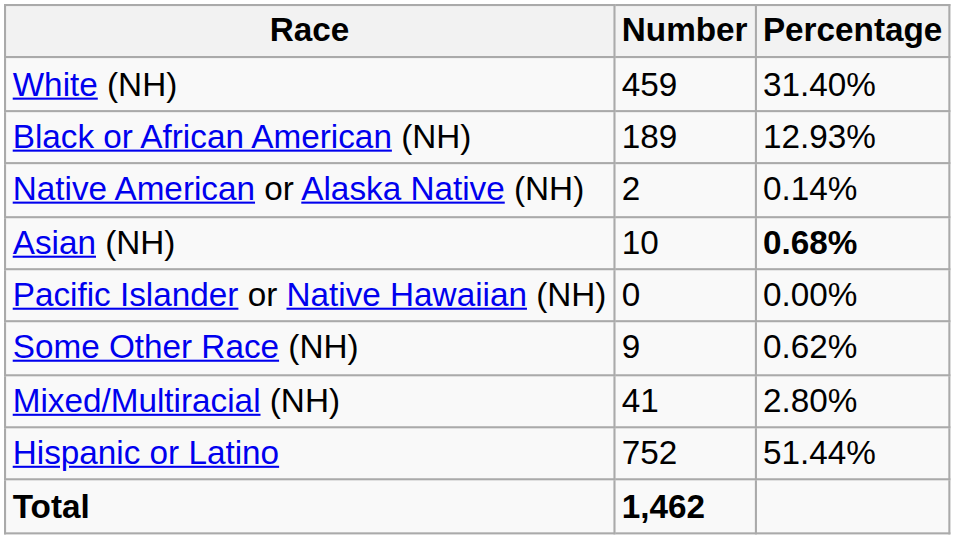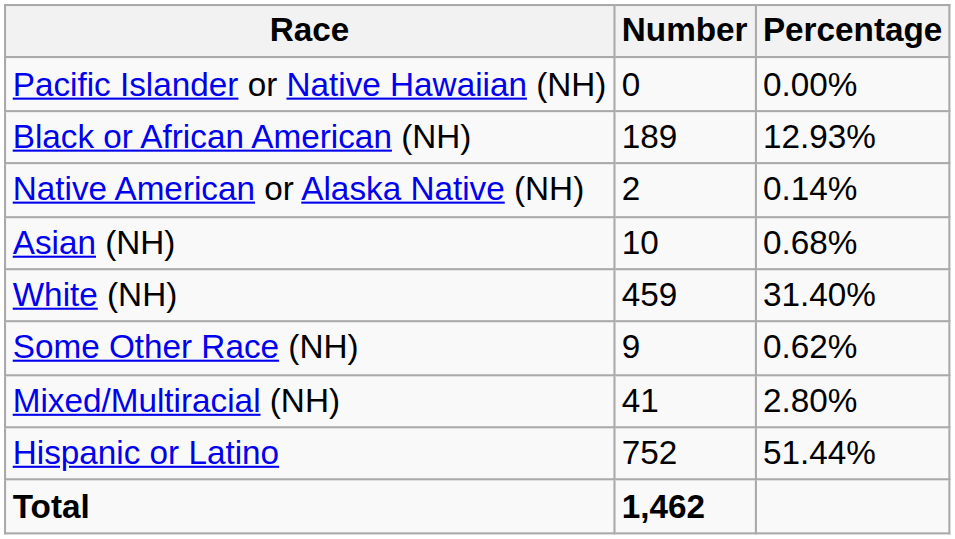rows swapped: (95, 83) <-> (310, 294)
(810, 242) bold -> (810, 242) normal
